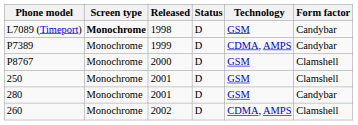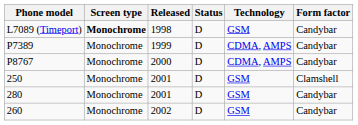(239, 62) GSM -> (259, 62) CDMA, AMPS
(317, 62) Clamshell -> (316, 62) Candybar
(259, 111) CDMA, AMPS -> (239, 111) GSM
(317, 111) Clamshell -> (316, 111) Candybar
